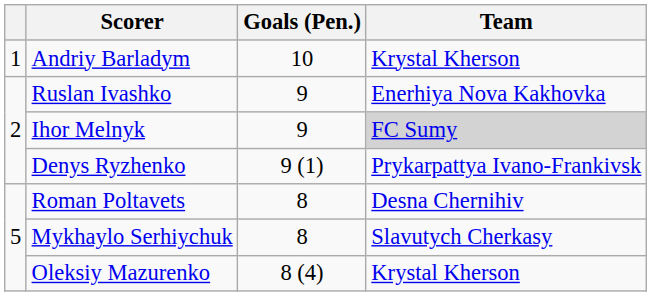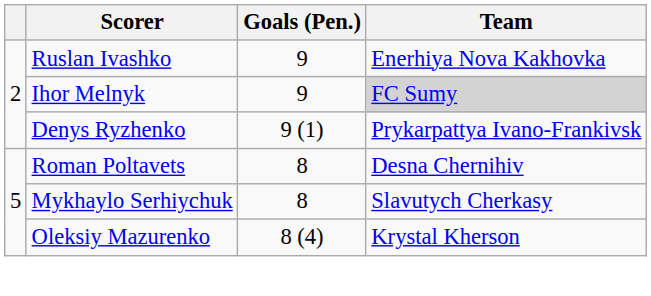- row: (111, 58)
